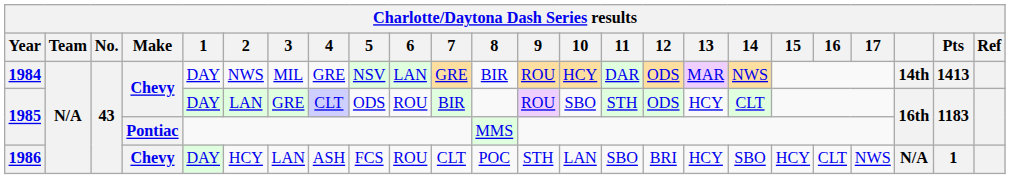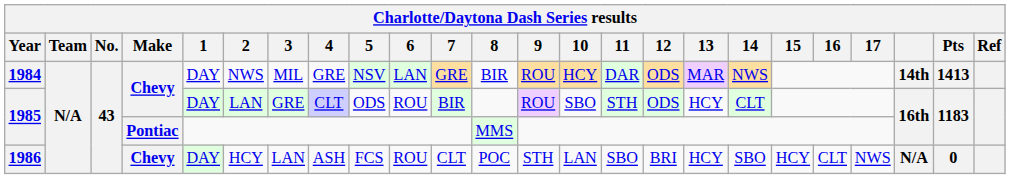(953, 158) 1 -> (953, 158) 0
